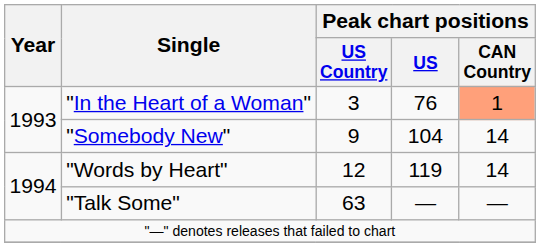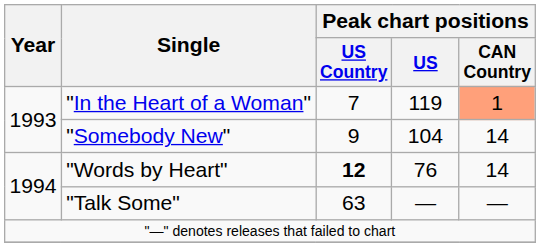(354, 102) 3 -> (354, 102) 7
(425, 102) 76 -> (425, 102) 119
(354, 169) normal -> (354, 169) bold
(425, 169) 119 -> (425, 169) 76
